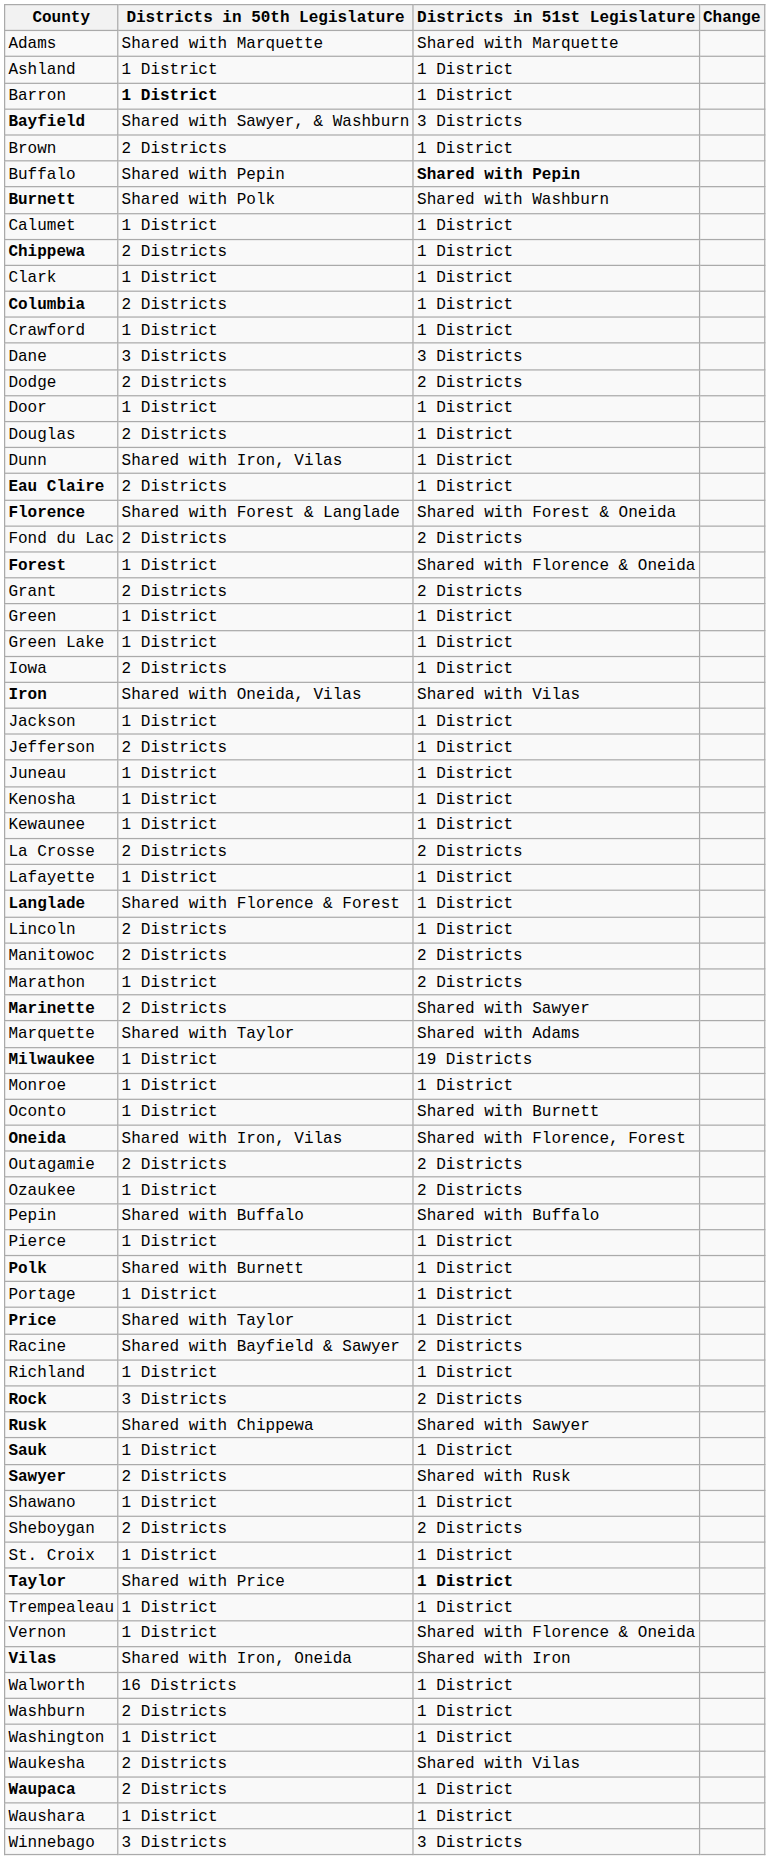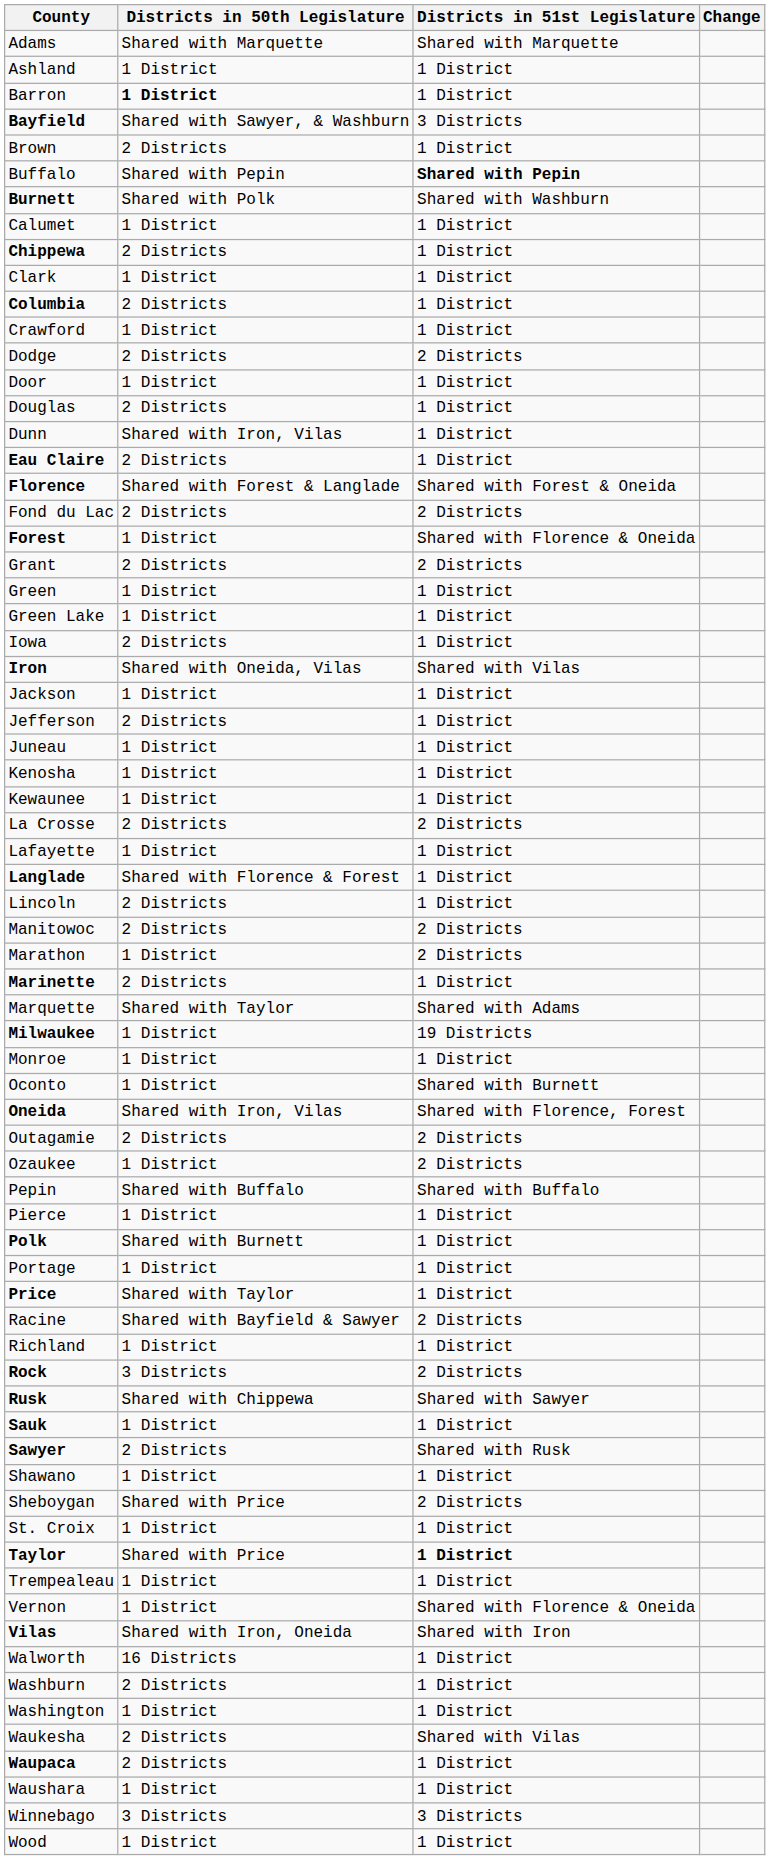- row: (28, 356)
(503, 1008) Shared with Sawyer -> (465, 982) 1 District
(174, 1529) 2 Districts -> (203, 1503) Shared with Price
+ row: (28, 1842)
